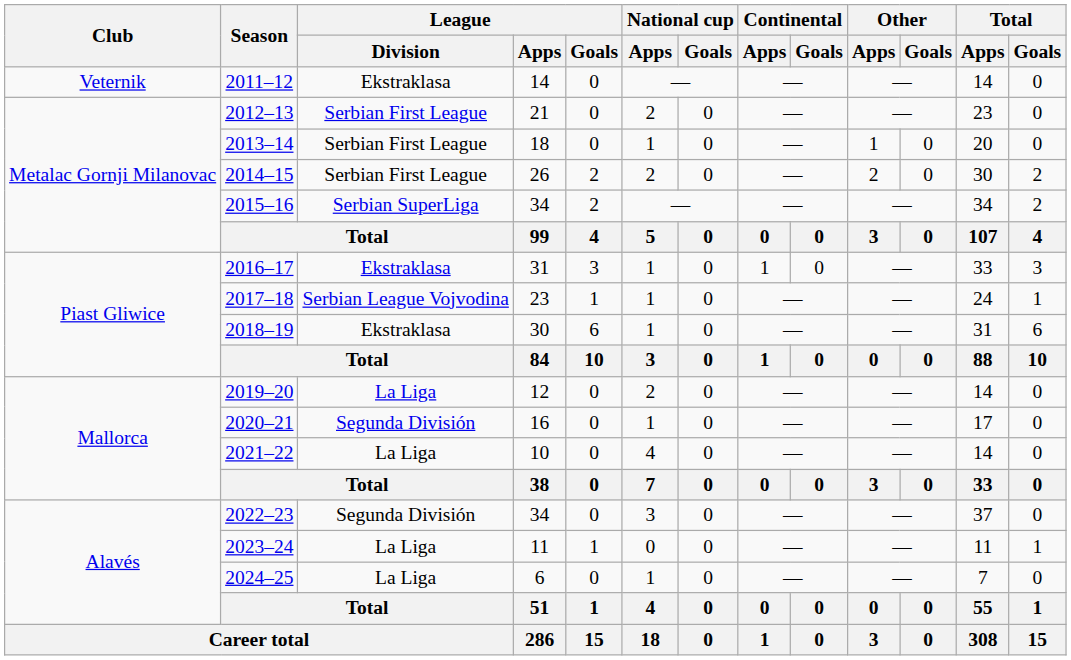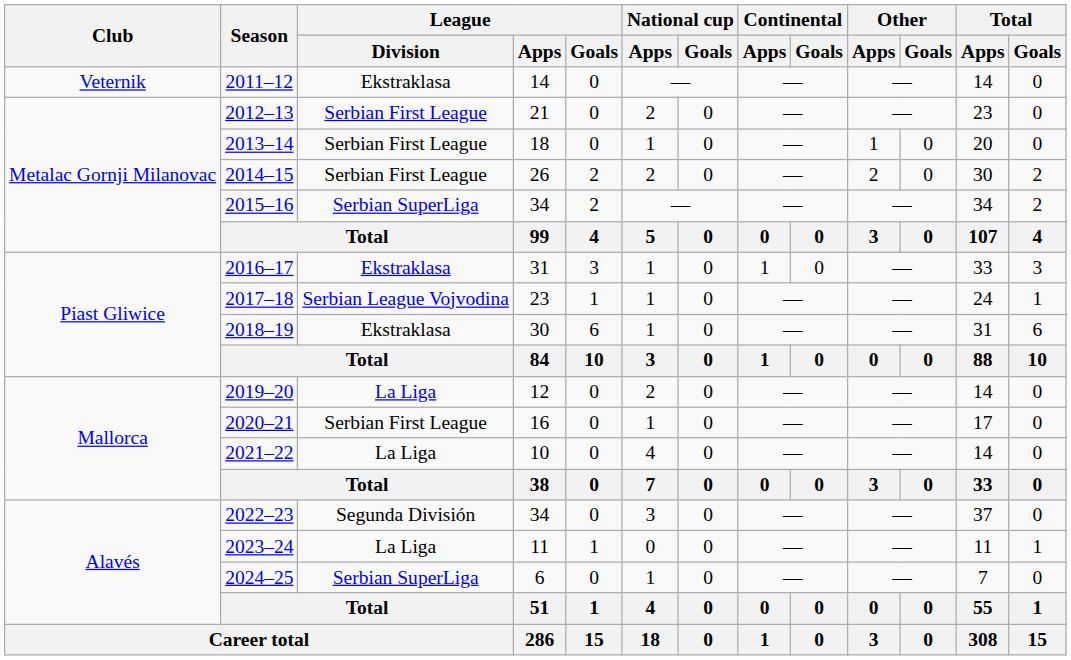(406, 422) Segunda División -> (406, 422) Serbian First League
(406, 577) La Liga -> (406, 577) Serbian SuperLiga
